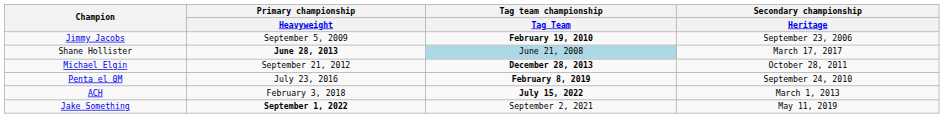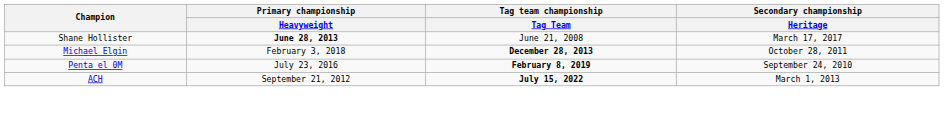- row: (95, 38)
(551, 52) lightblue background -> (551, 38) no background
(306, 66) September 21, 2012 -> (306, 52) February 3, 2018
(306, 93) February 3, 2018 -> (306, 79) September 21, 2012
- row: (95, 107)
